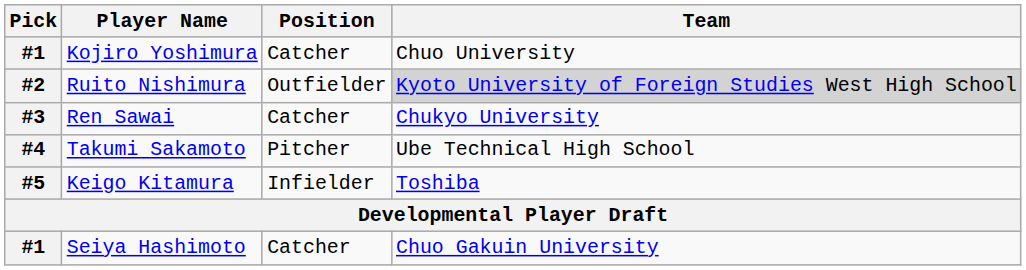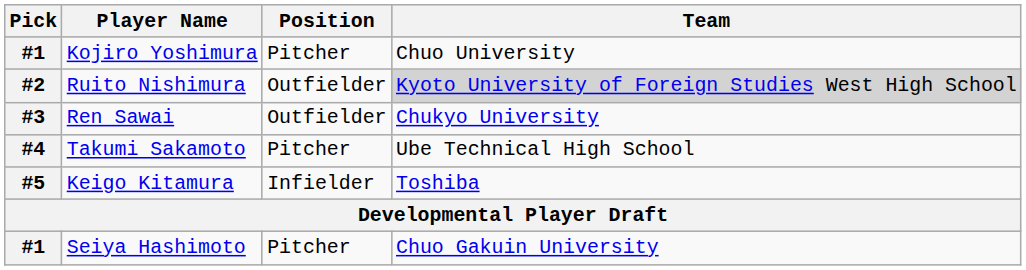(309, 53) Catcher -> (309, 53) Pitcher
(309, 118) Catcher -> (327, 118) Outfielder
(309, 248) Catcher -> (309, 248) Pitcher
